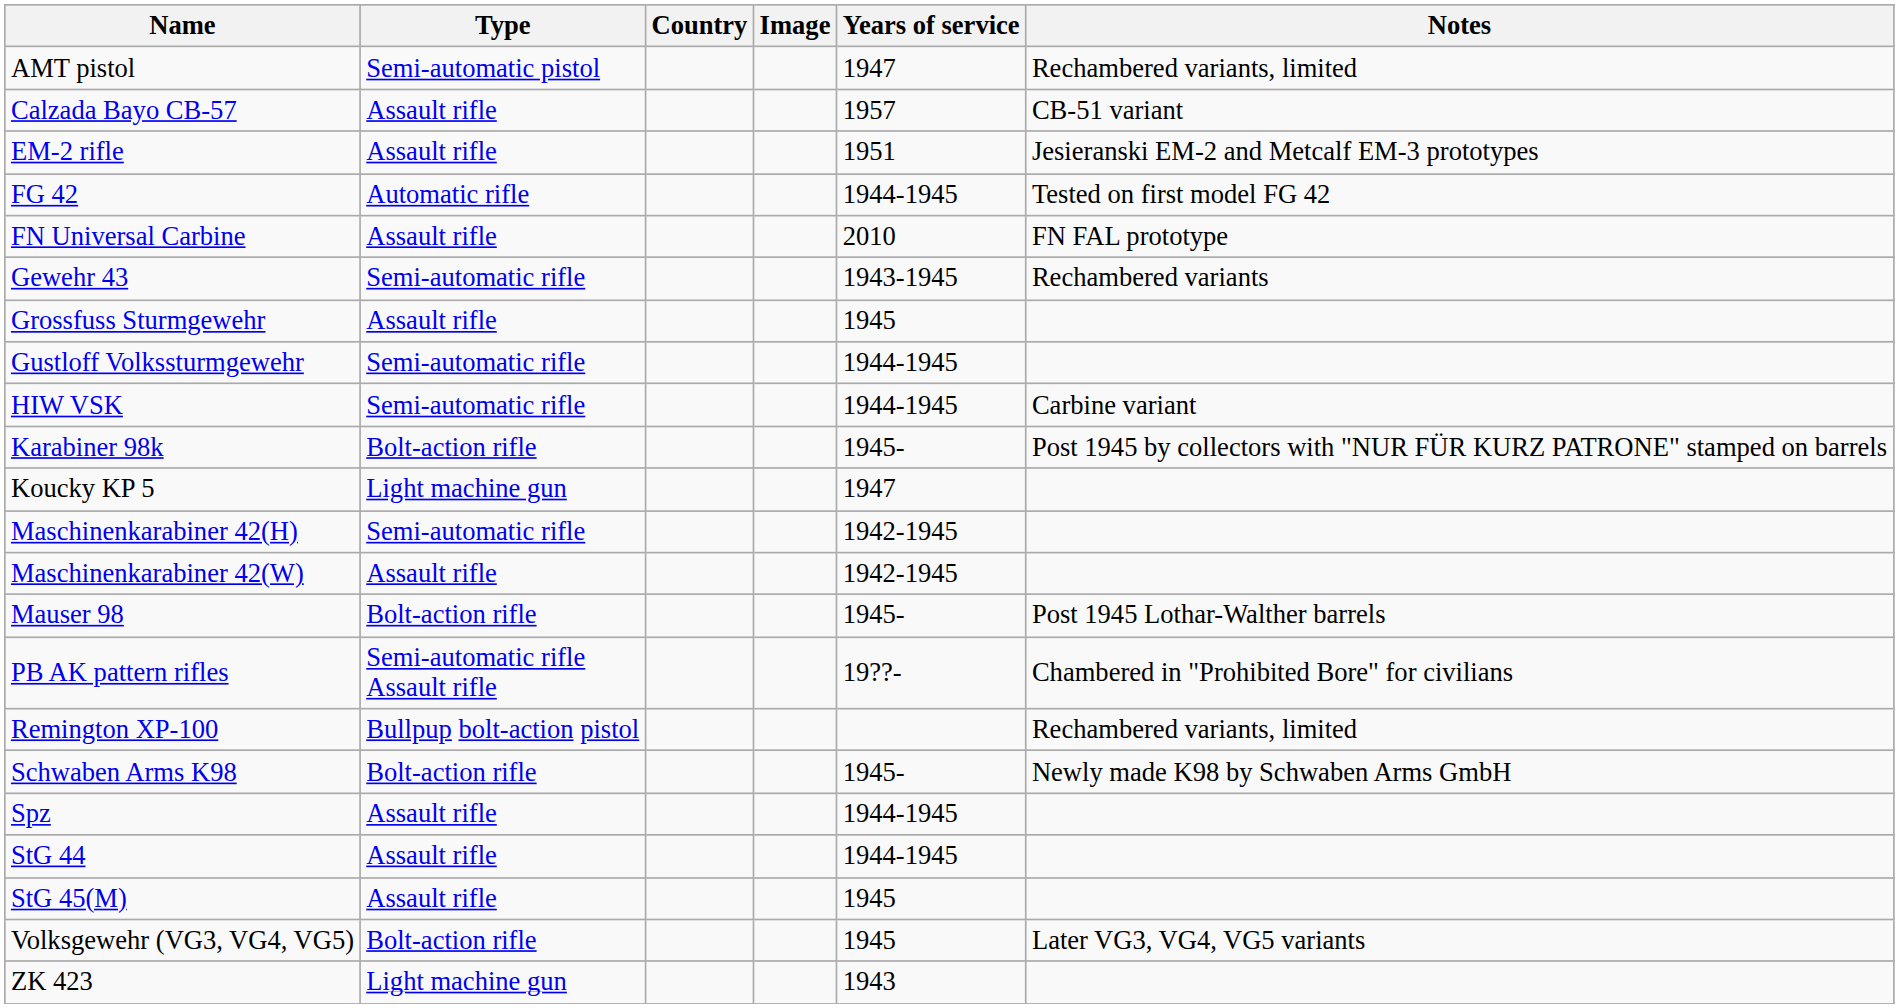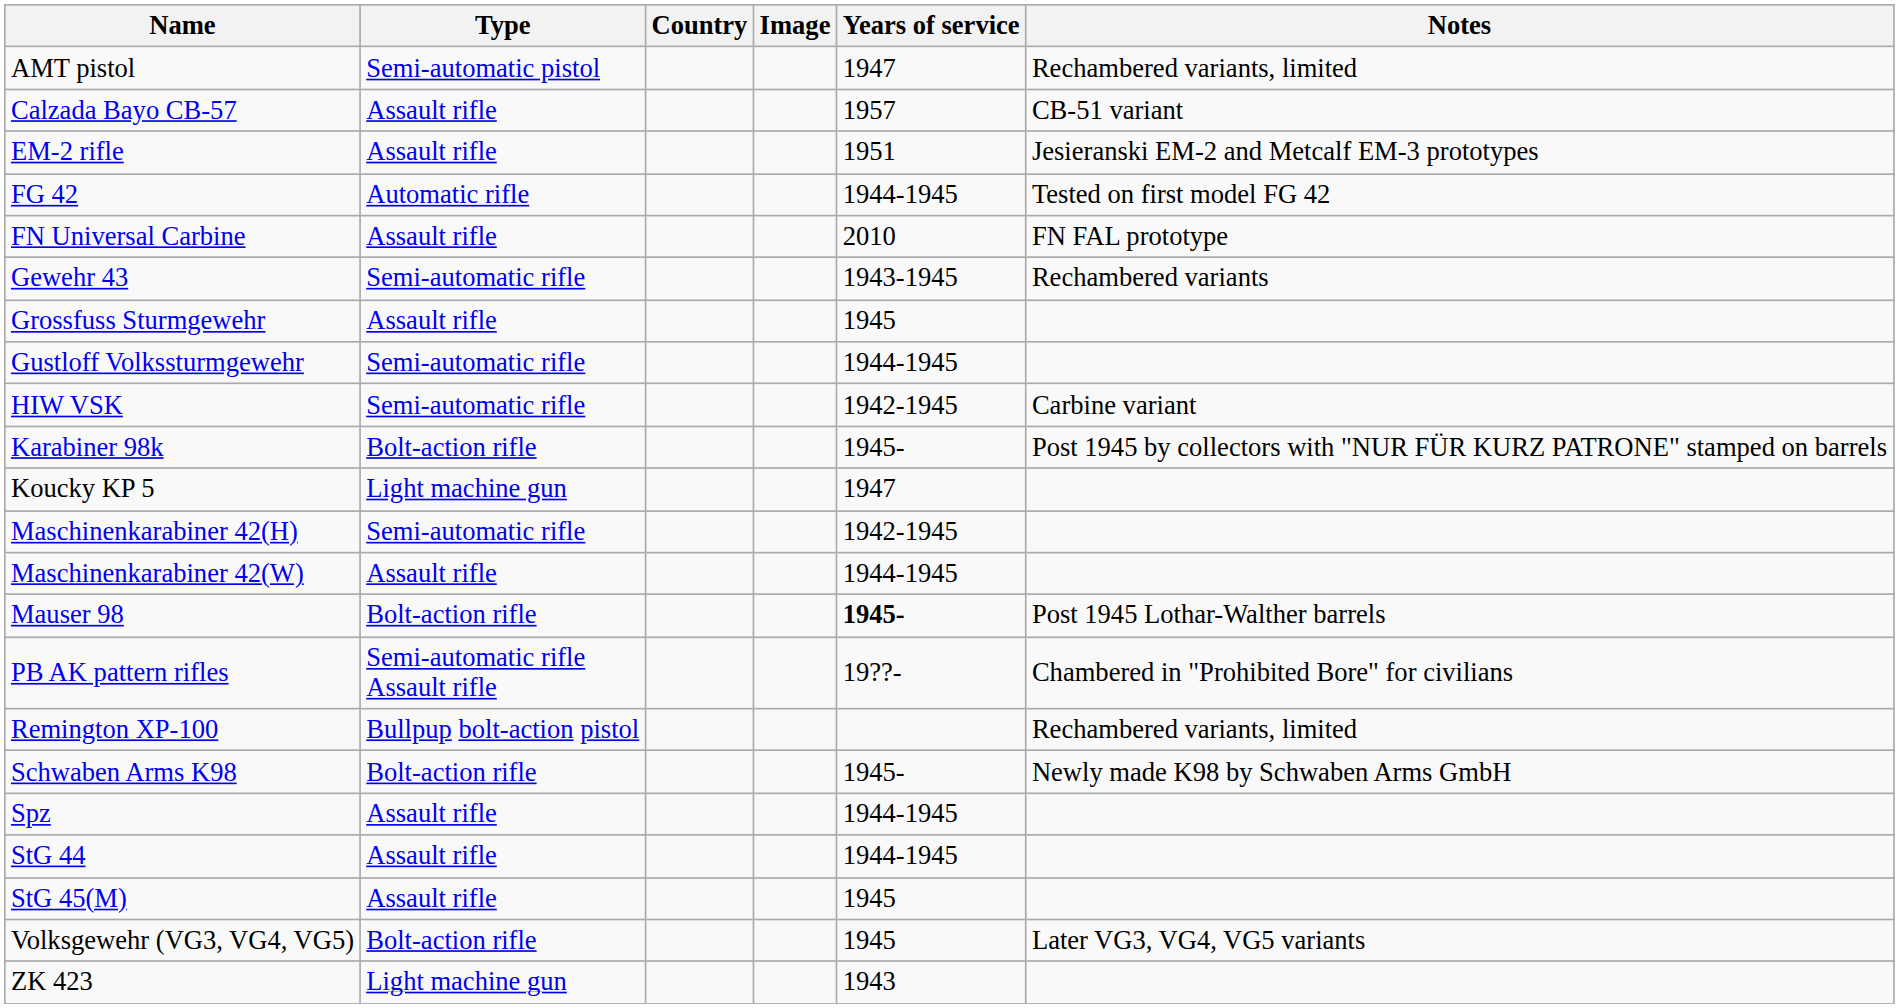(900, 404) 1944-1945 -> (900, 404) 1942-1945
(900, 573) 1942-1945 -> (900, 573) 1944-1945
(874, 615) normal -> (874, 615) bold
